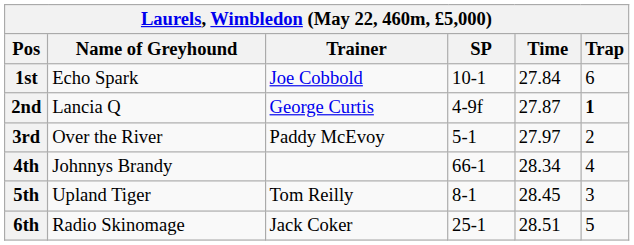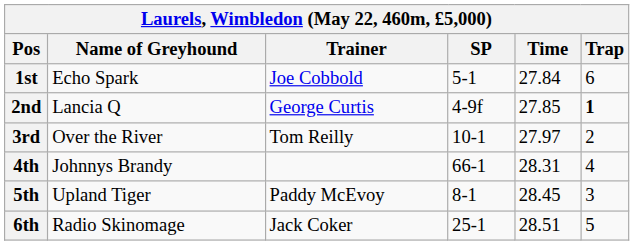(469, 78) 10-1 -> (464, 78) 5-1
(540, 107) 27.87 -> (540, 107) 27.85
(327, 136) Paddy McEvoy -> (311, 136) Tom Reilly
(464, 136) 5-1 -> (469, 136) 10-1
(540, 166) 28.34 -> (540, 166) 28.31
(311, 195) Tom Reilly -> (327, 195) Paddy McEvoy
